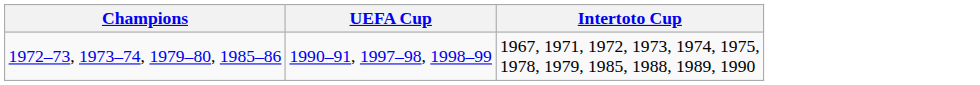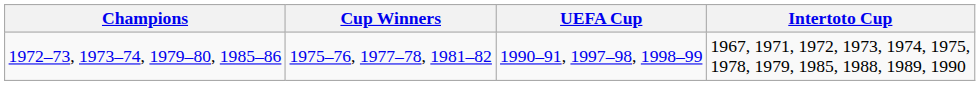+ column: (391, 18)
